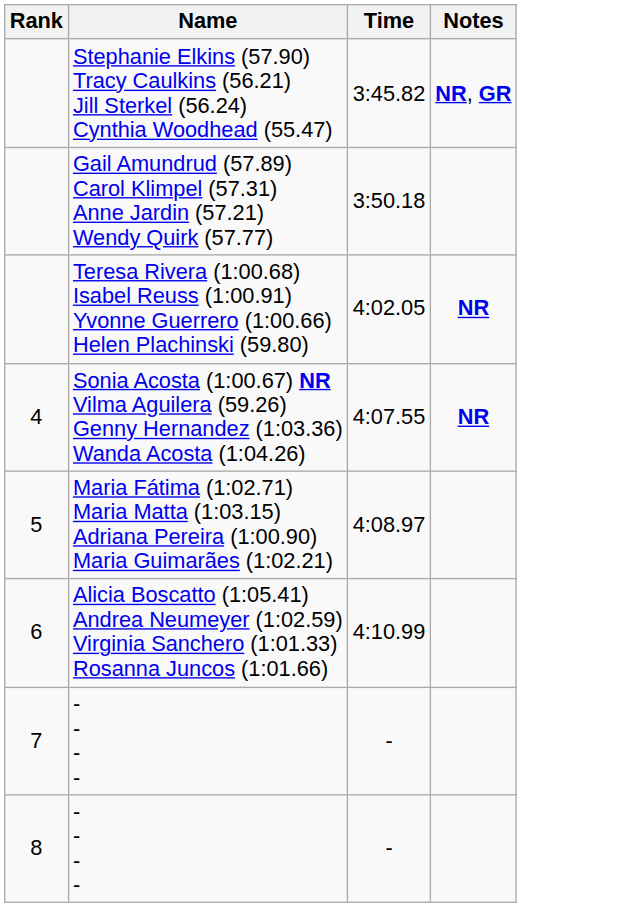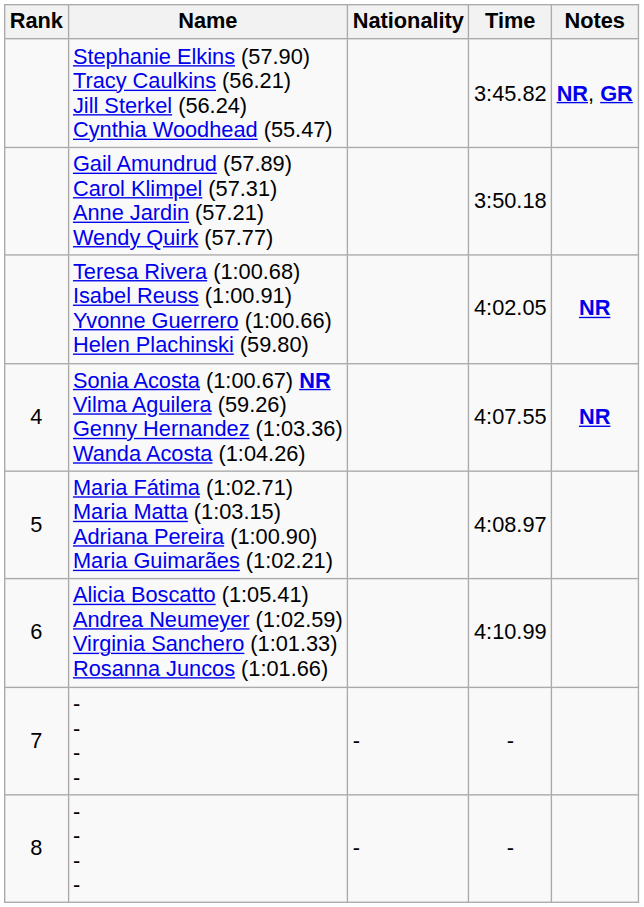+ column: (408, 21)
